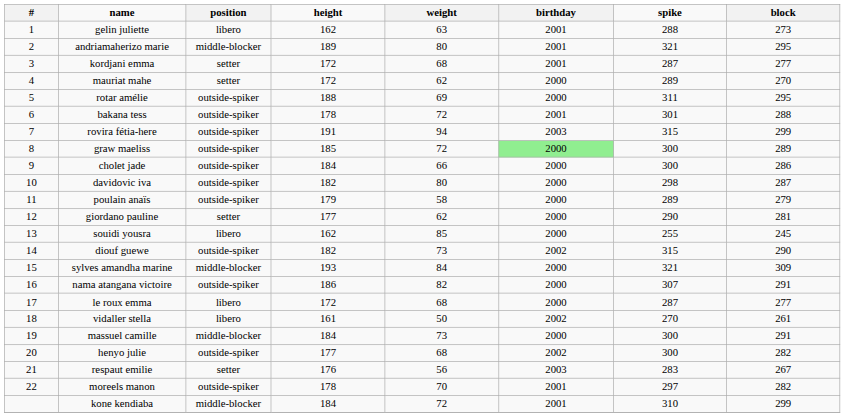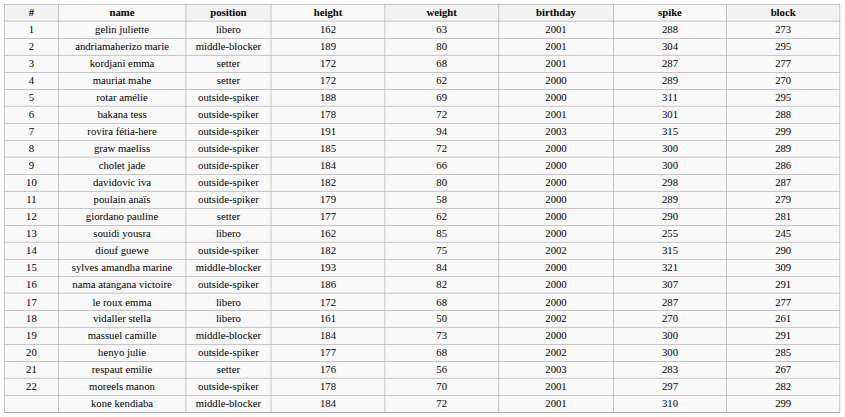(670, 47) 321 -> (670, 47) 304
(556, 149) lightgreen background -> (556, 149) no background
(442, 251) 73 -> (442, 251) 75
(783, 353) 282 -> (783, 353) 285
